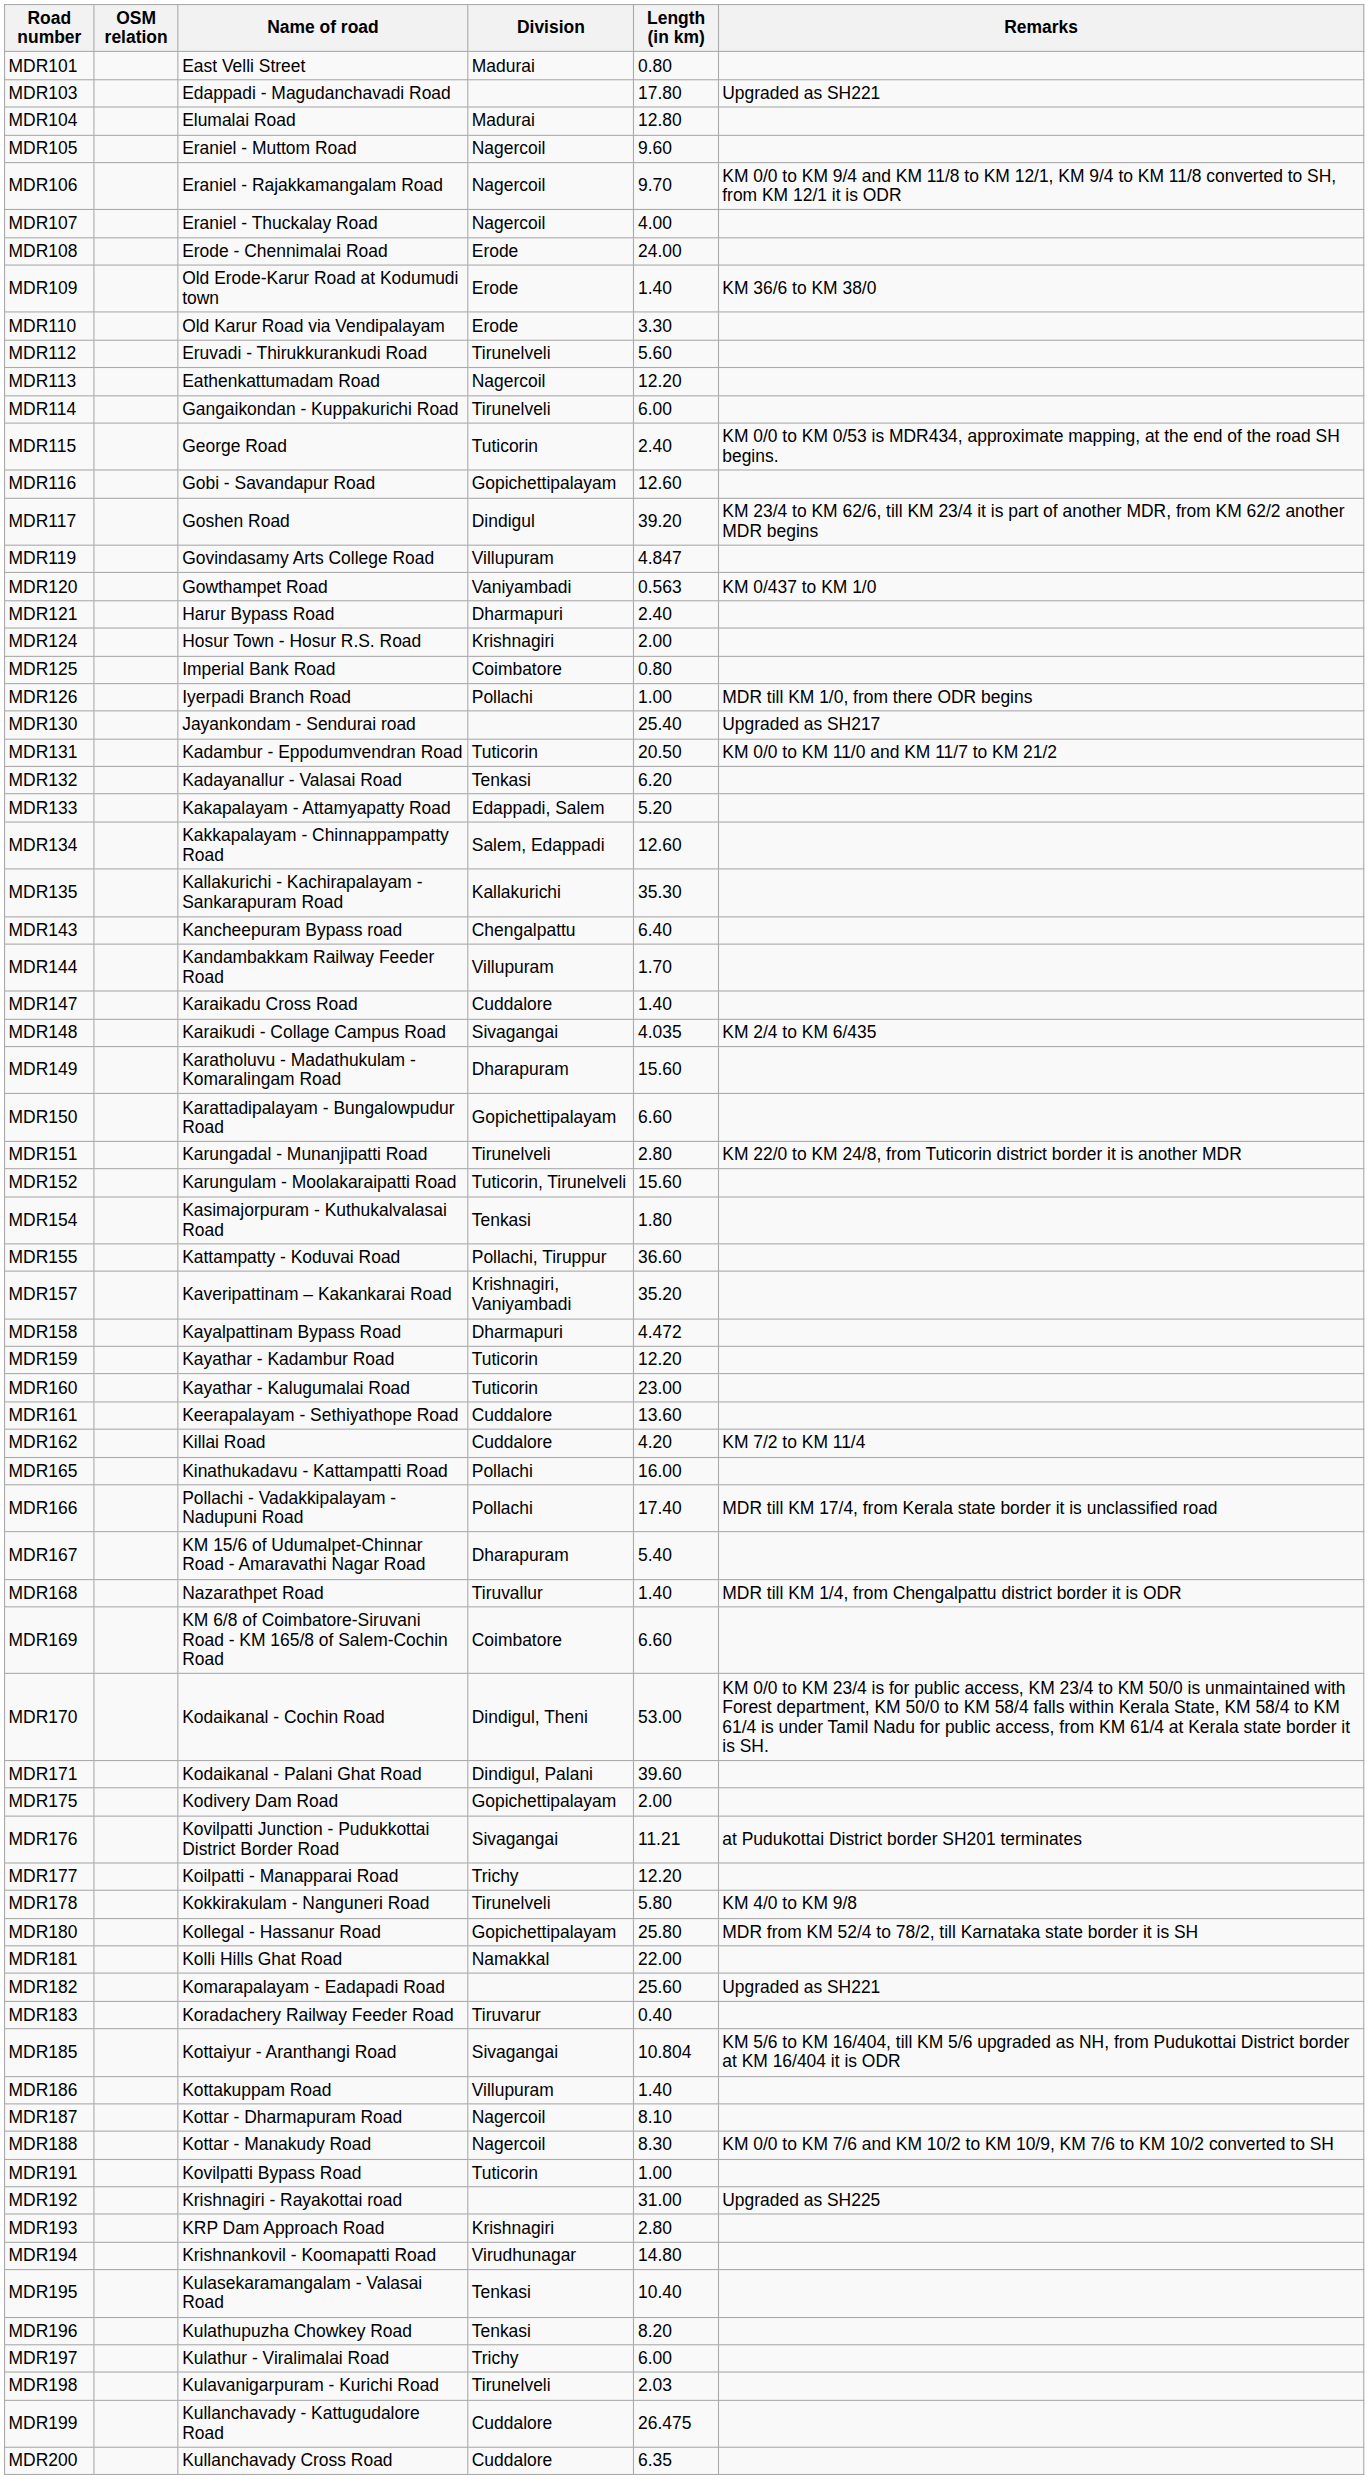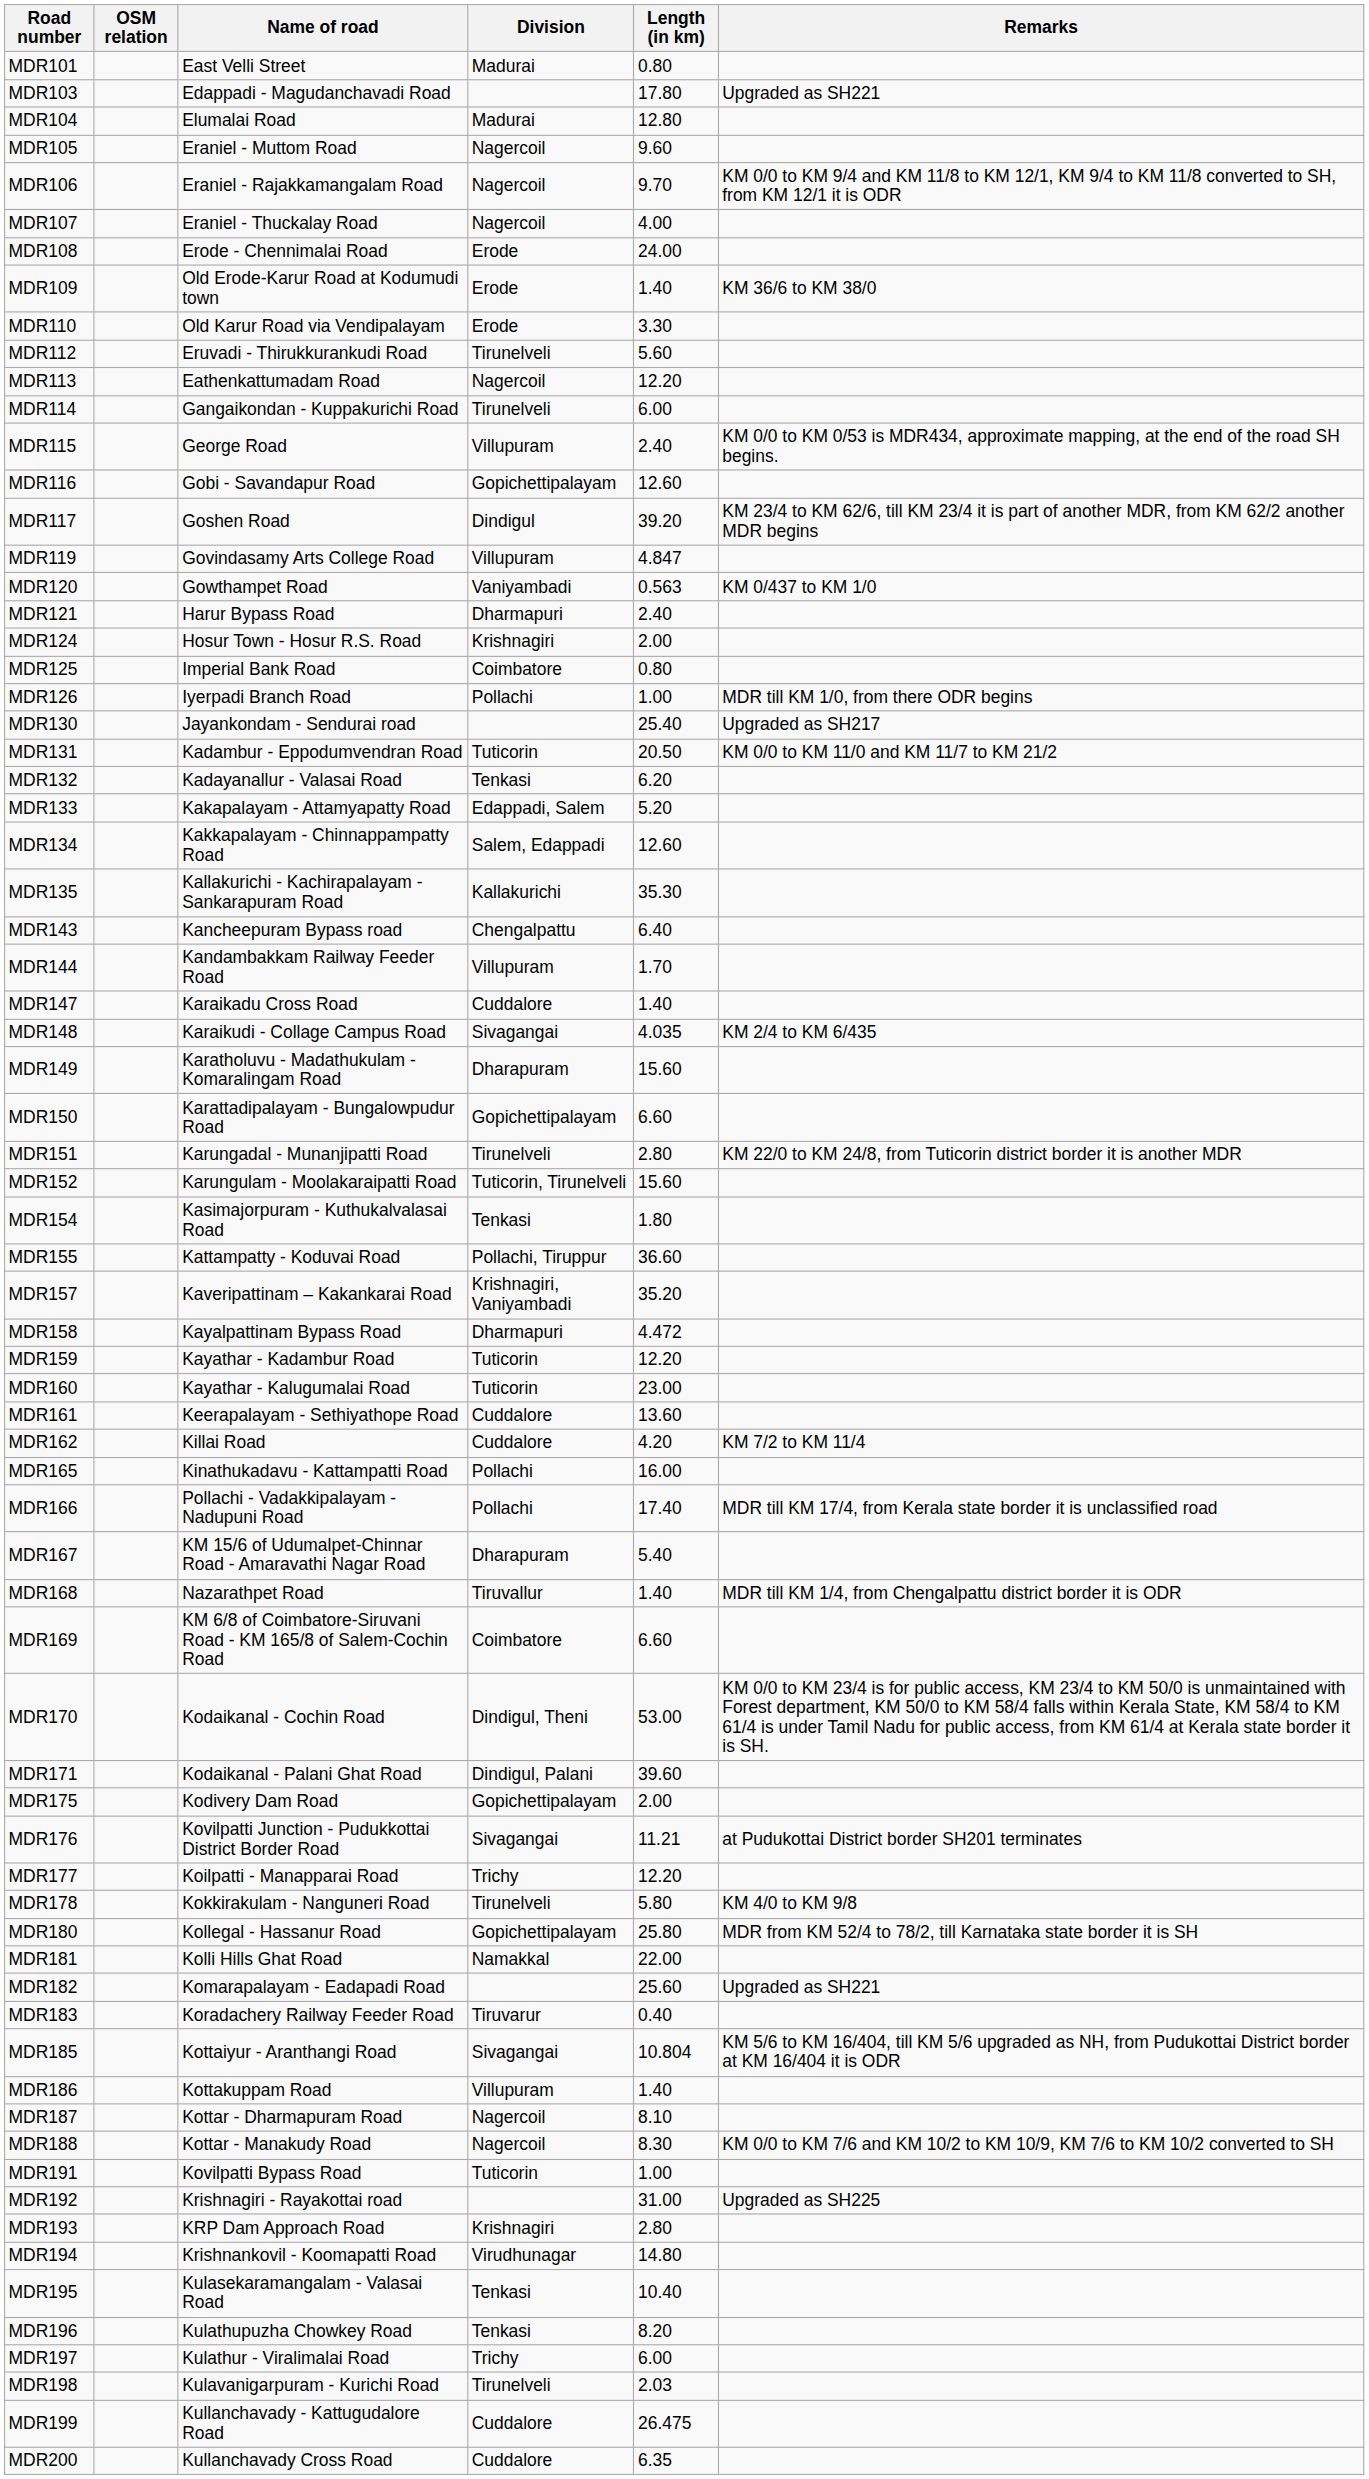(505, 446) Tuticorin -> (513, 446) Villupuram
